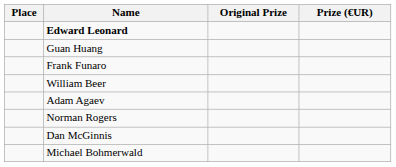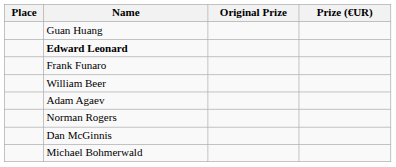rows swapped: (87, 30) <-> (75, 48)
